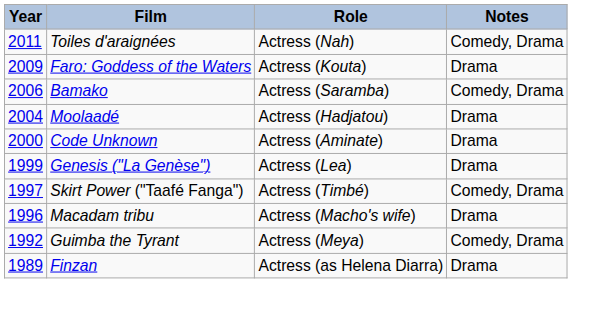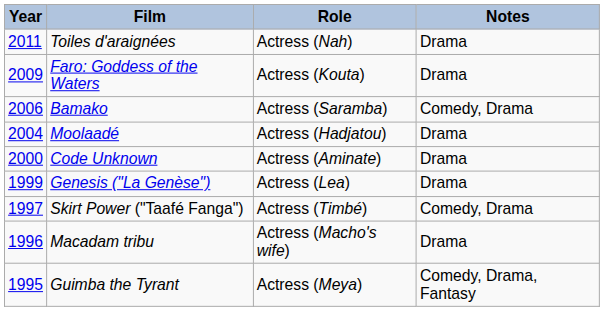(507, 41) Comedy, Drama -> (443, 41) Drama
(26, 240) 1992 -> (26, 284) 1995
(507, 240) Comedy, Drama -> (479, 284) Comedy, Drama, Fantasy
- row: (74, 265)
